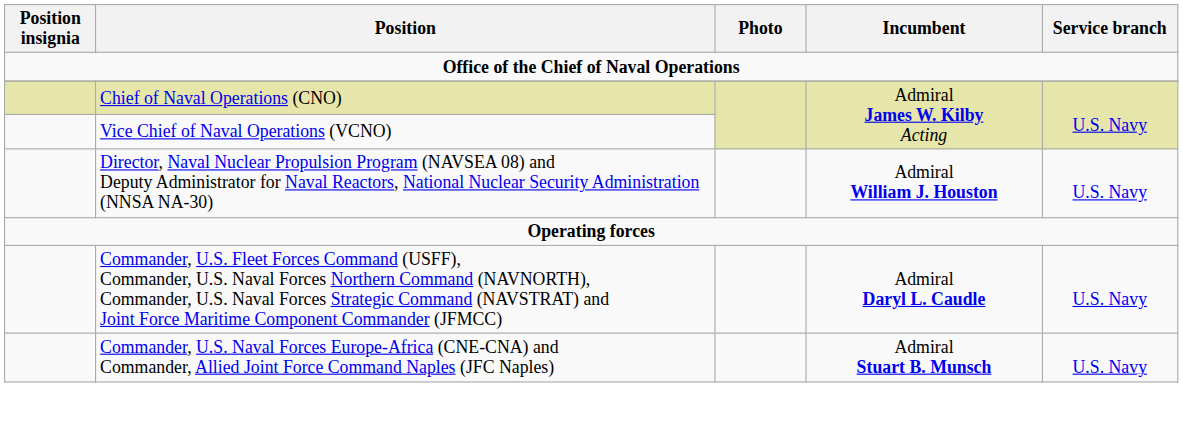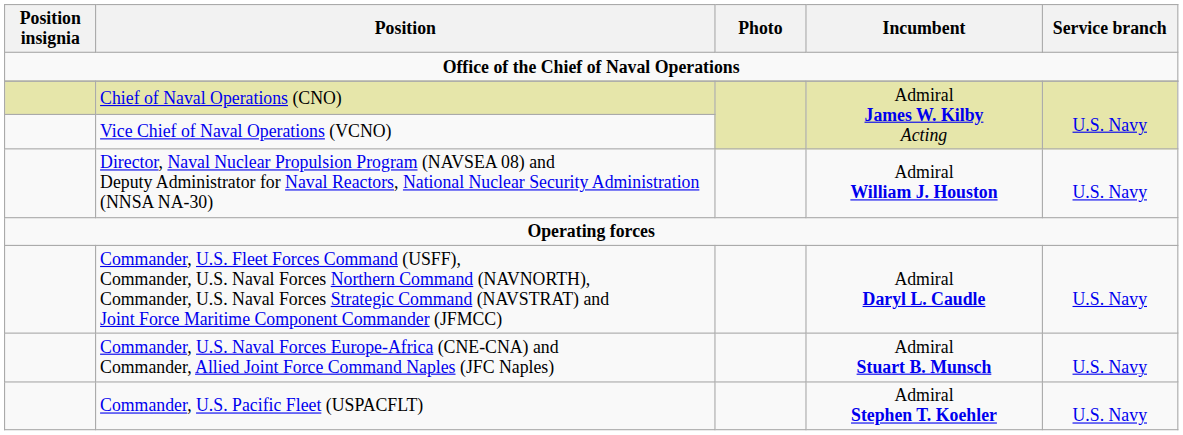+ row: (262, 405)
